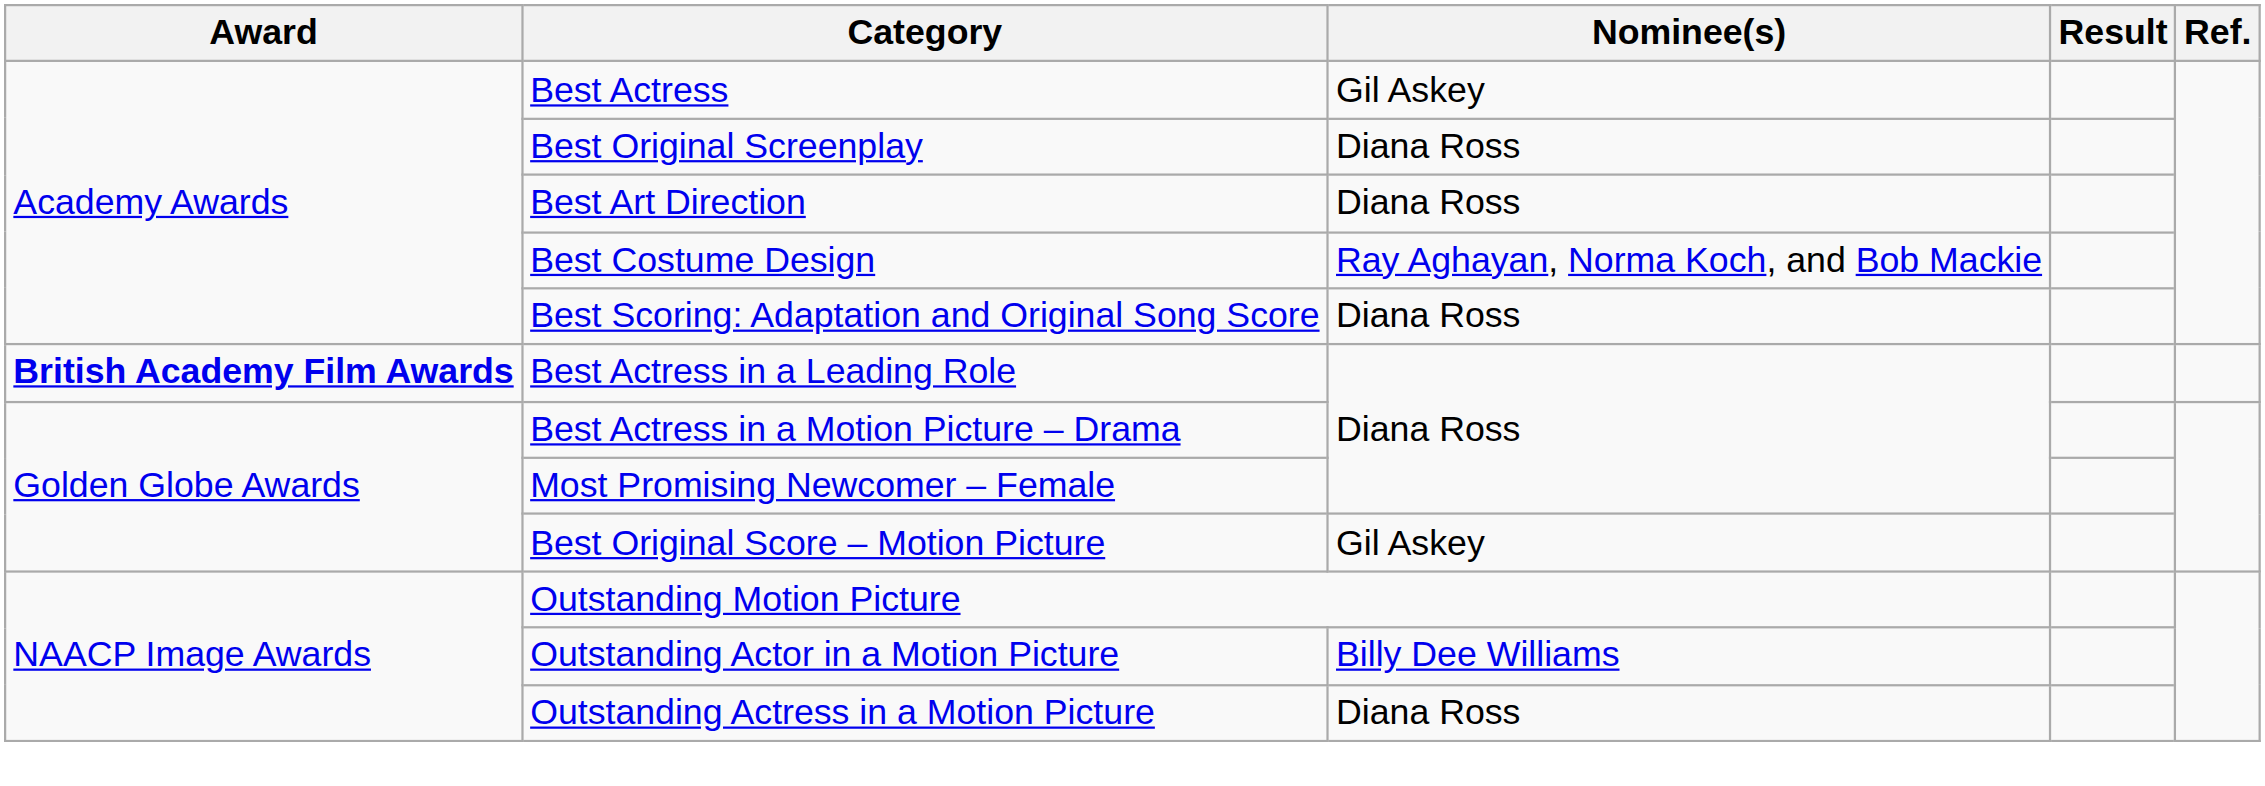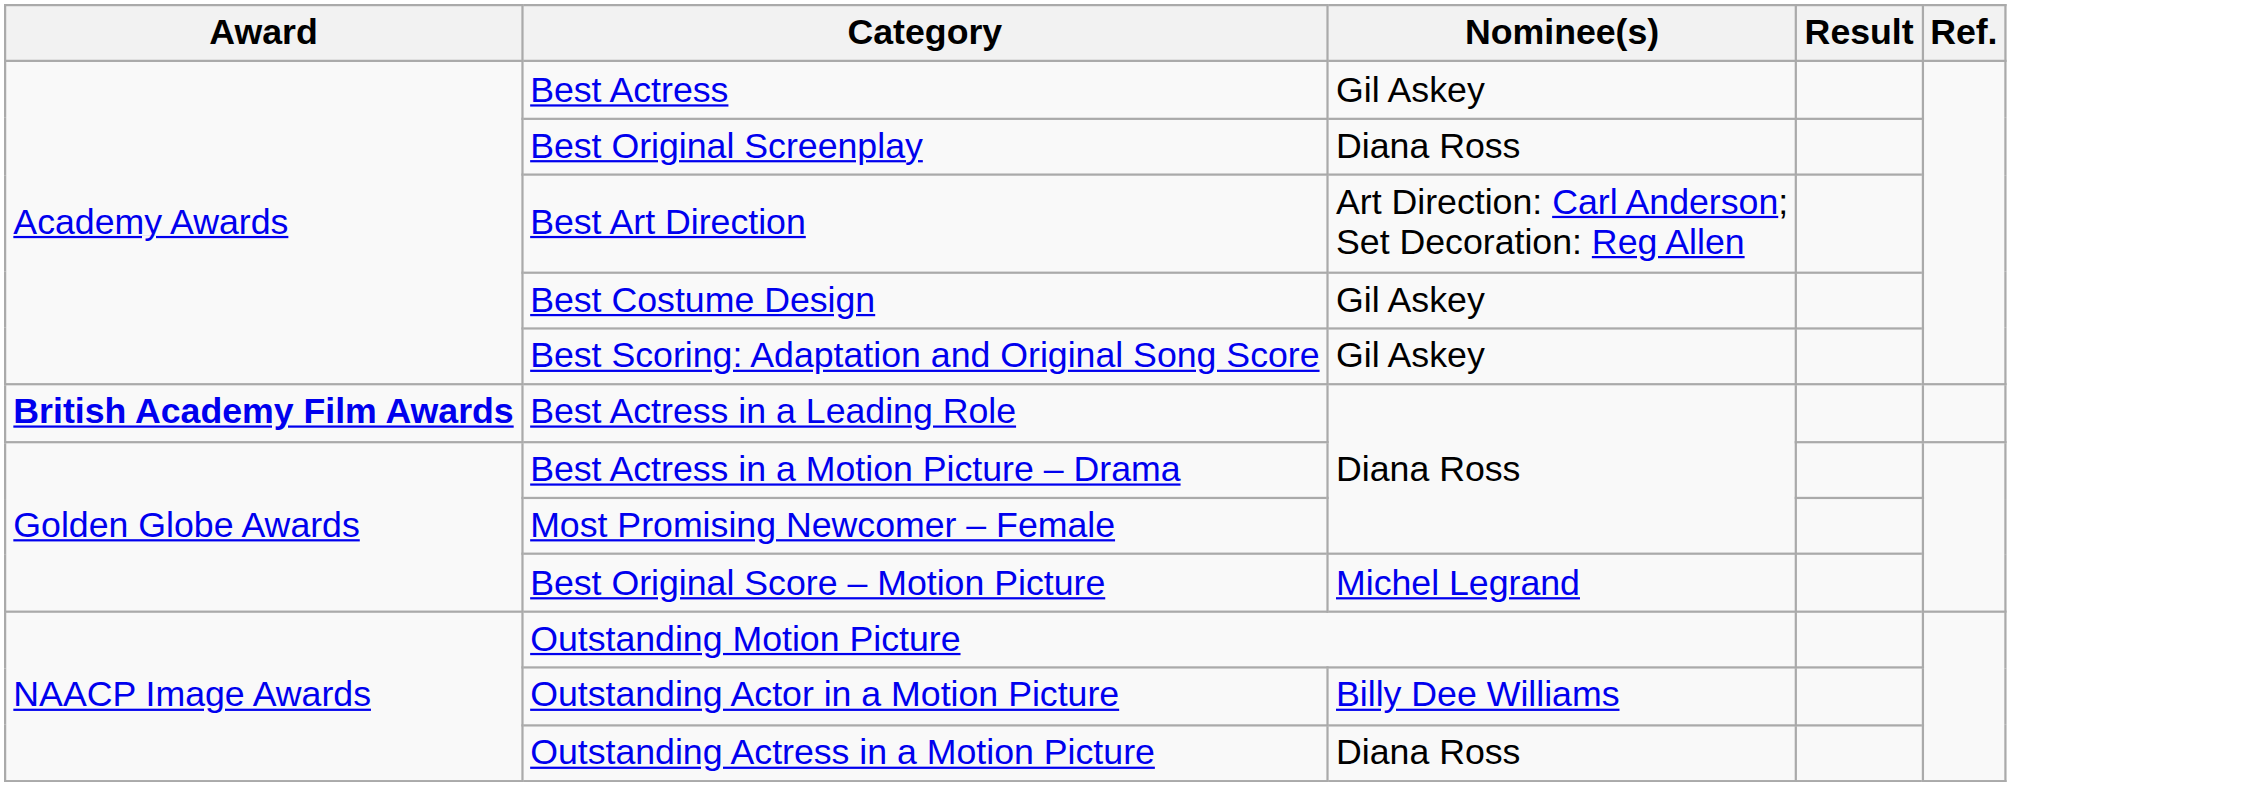(1428, 202) Diana Ross -> (1562, 222) Art Direction: Carl Anderson; Set Decoration: Reg Allen
(1689, 259) Ray Aghayan, Norma Koch, and Bob Mackie -> (1410, 299) Gil Askey
(1428, 315) Diana Ross -> (1410, 355) Gil Askey
(1410, 542) Gil Askey -> (1458, 582) Michel Legrand
